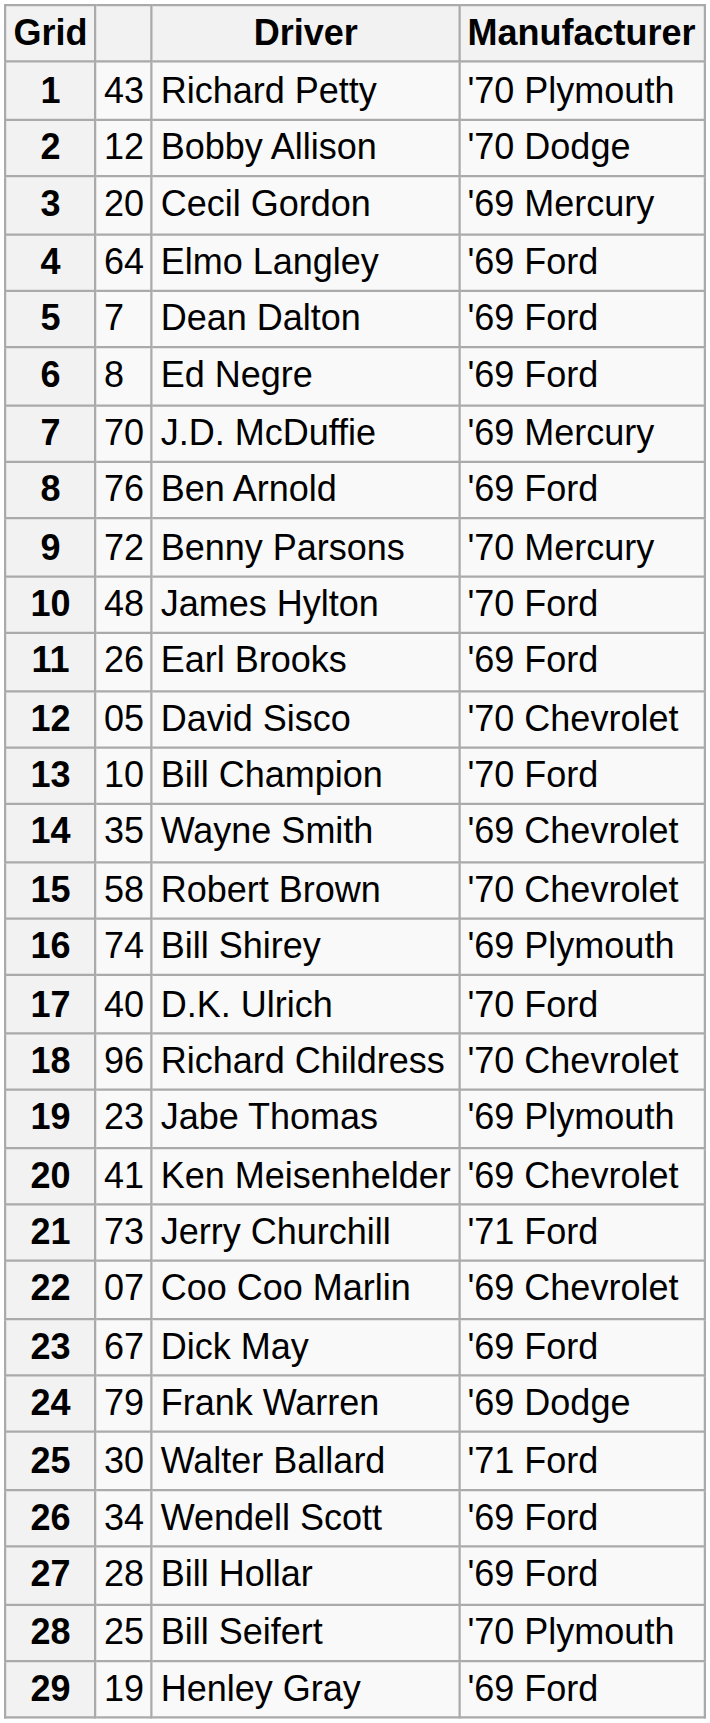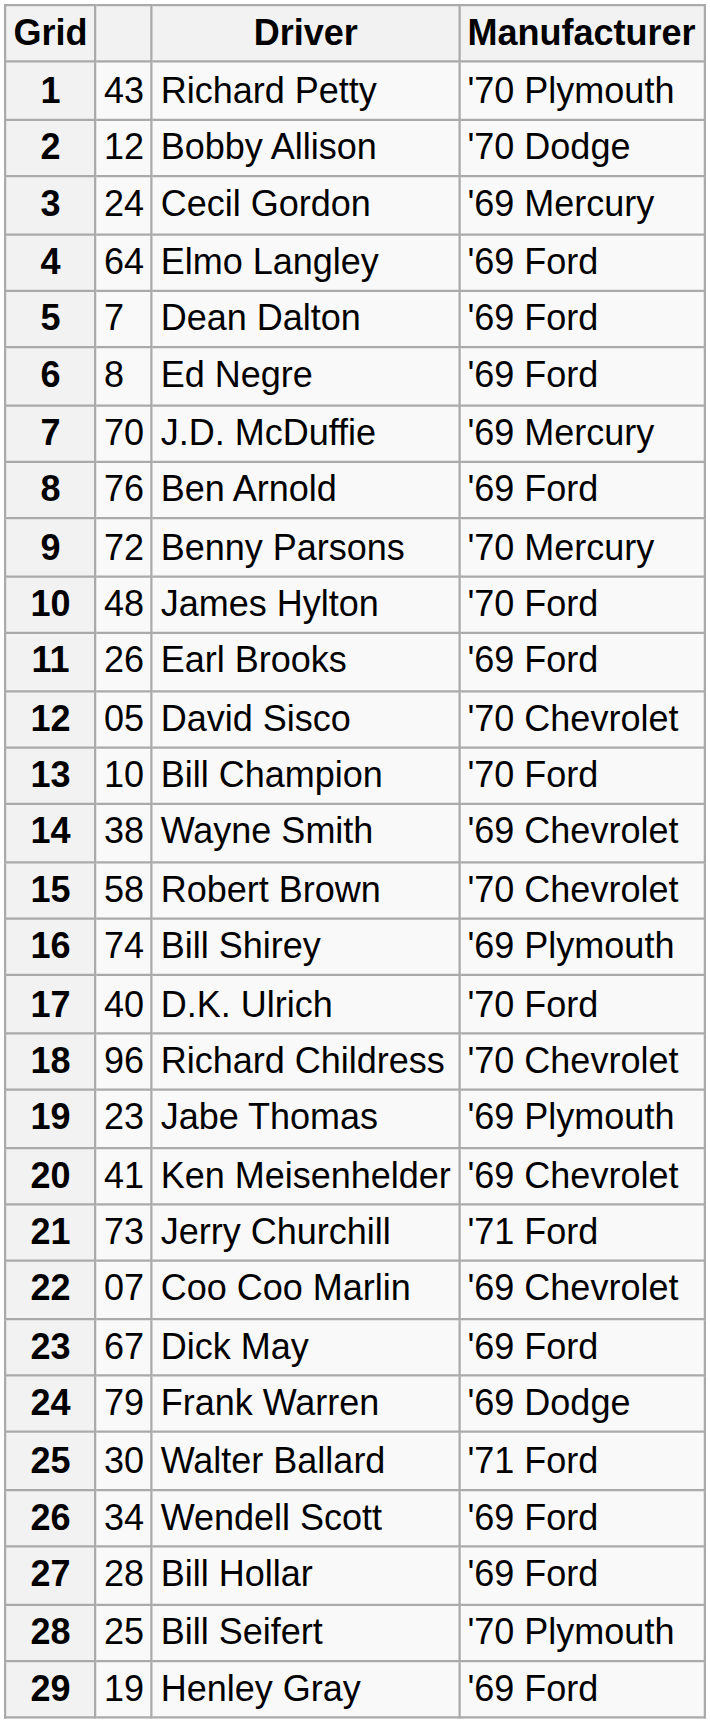(124, 204) 20 -> (124, 204) 24
(124, 832) 35 -> (124, 832) 38
